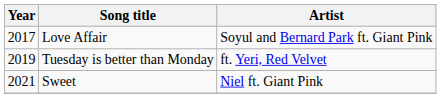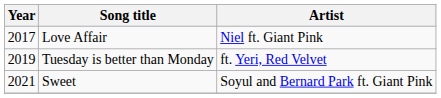(326, 37) Soyul and Bernard Park ft. Giant Pink -> (272, 37) Niel ft. Giant Pink
(272, 81) Niel ft. Giant Pink -> (326, 81) Soyul and Bernard Park ft. Giant Pink
